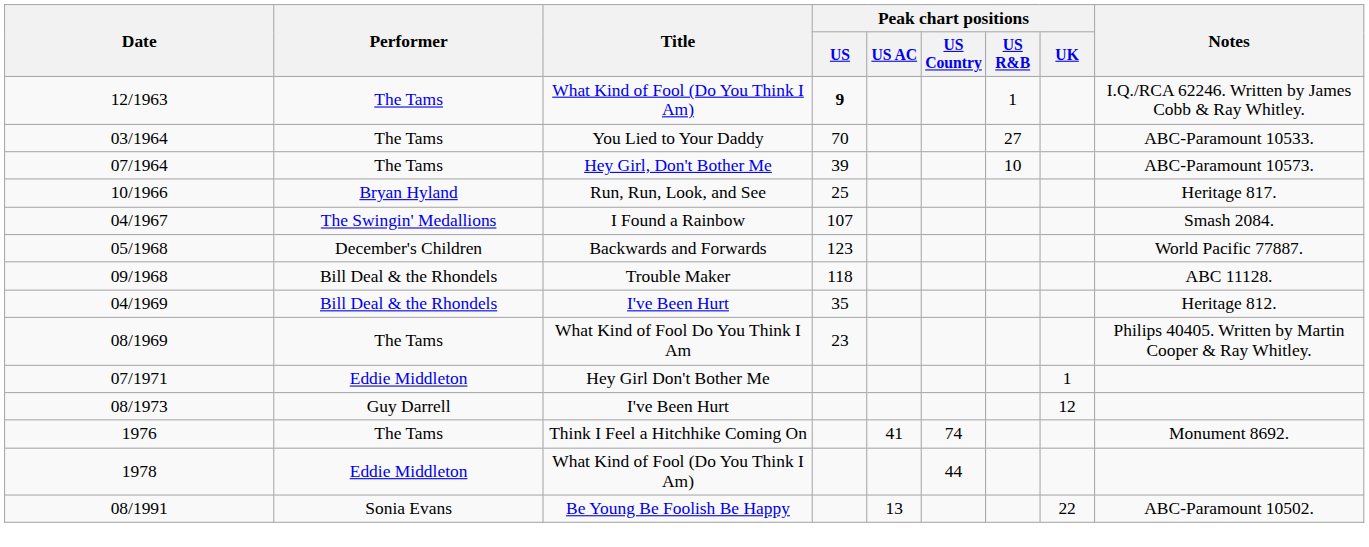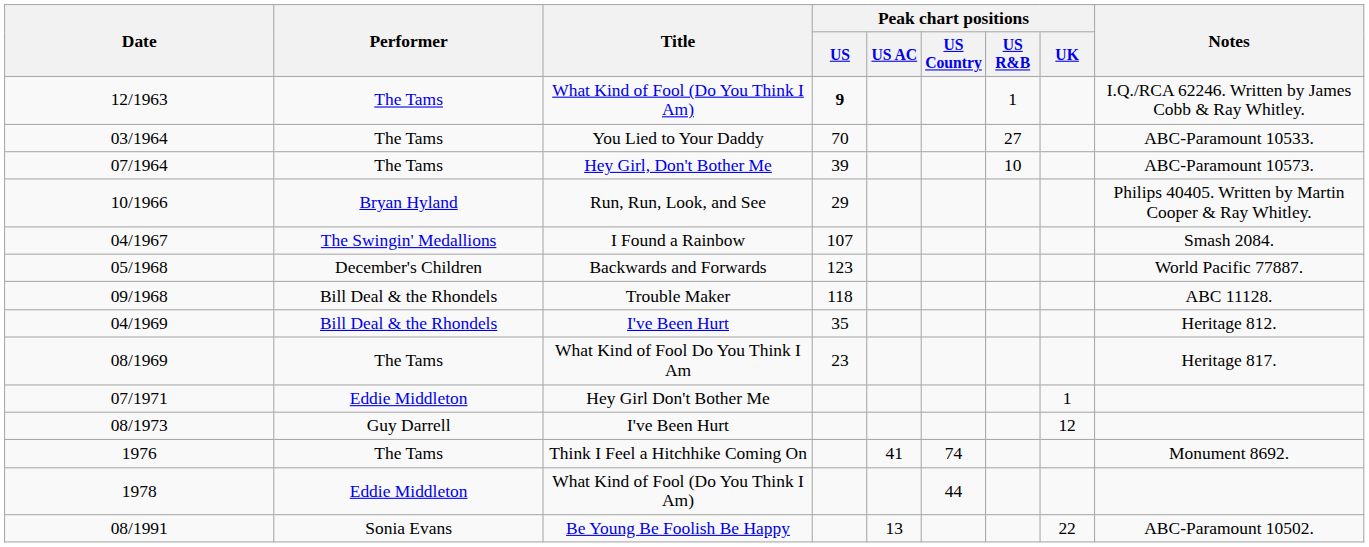(840, 193) 25 -> (840, 202) 29
(1229, 193) Heritage 817. -> (1229, 202) Philips 40405. Written by Martin Cooper & Ray Whitley.
(1229, 341) Philips 40405. Written by Martin Cooper & Ray Whitley. -> (1229, 360) Heritage 817.
